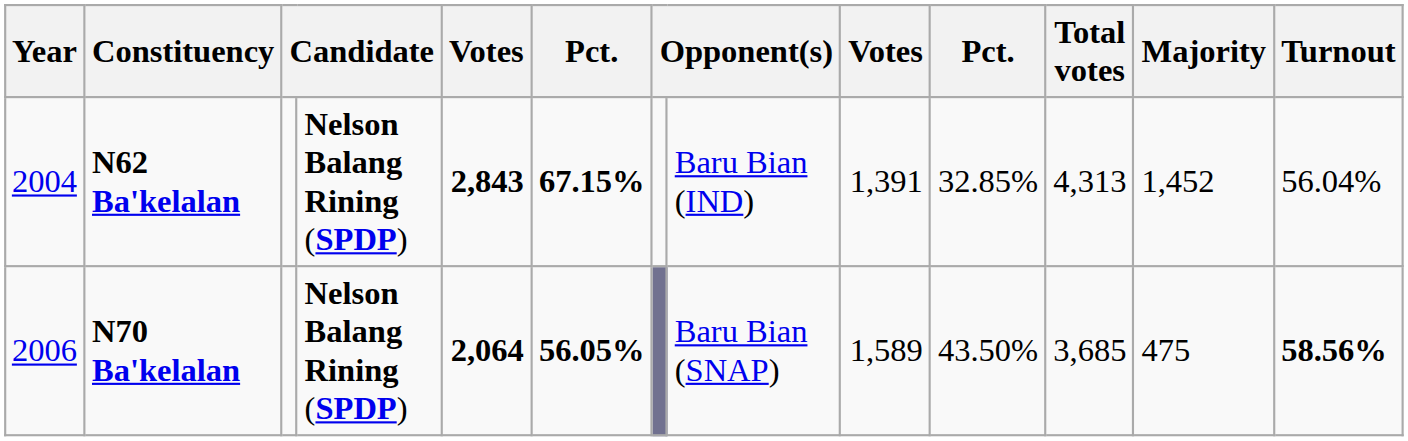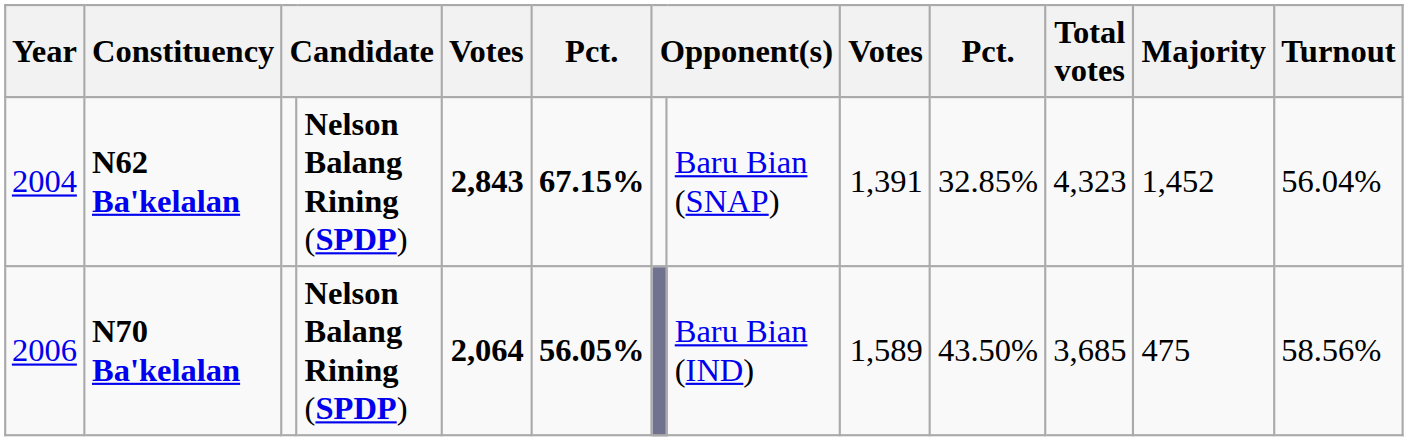(741, 181) Baru Bian (IND) -> (741, 181) Baru Bian (SNAP)
(1090, 181) 4,313 -> (1090, 181) 4,323
(741, 350) Baru Bian (SNAP) -> (741, 350) Baru Bian (IND)
(1334, 350) bold -> (1331, 350) normal
